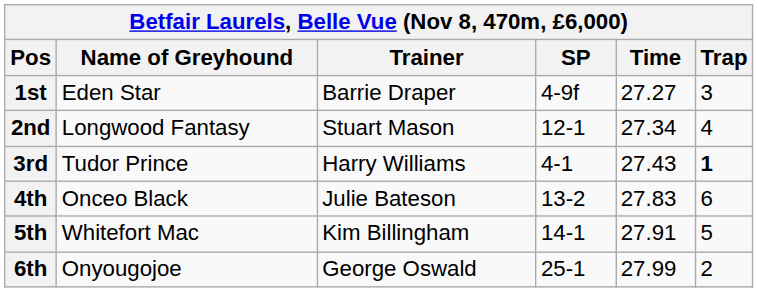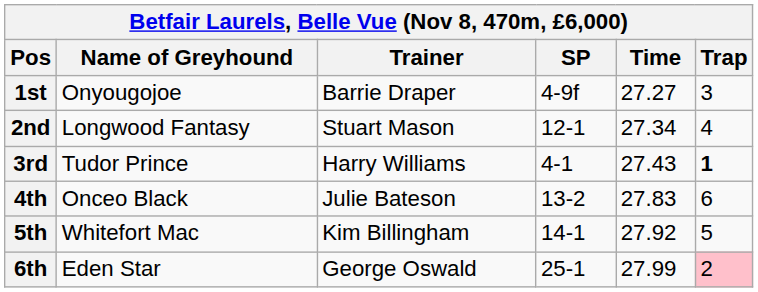(111, 92) Eden Star -> (122, 92) Onyougojoe
(649, 233) 27.91 -> (649, 233) 27.92
(122, 269) Onyougojoe -> (111, 269) Eden Star
(707, 269) no background -> (707, 269) pink background
